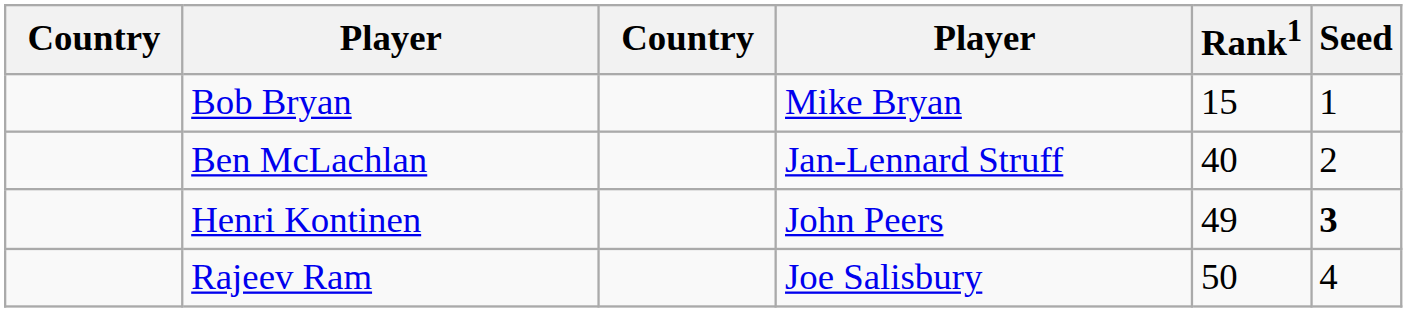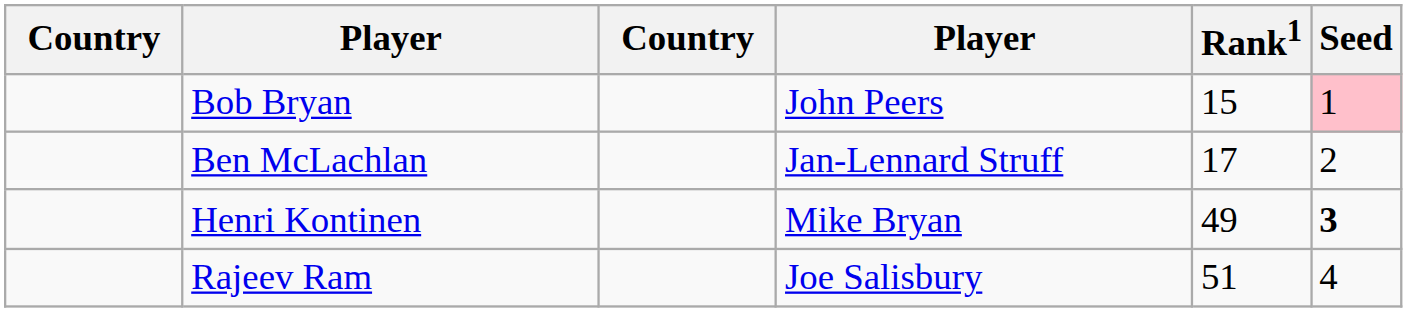(873, 101) Mike Bryan -> (864, 101) John Peers
(1328, 101) no background -> (1328, 101) pink background
(1219, 160) 40 -> (1219, 160) 17
(864, 218) John Peers -> (873, 218) Mike Bryan
(1219, 277) 50 -> (1219, 277) 51
